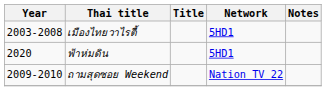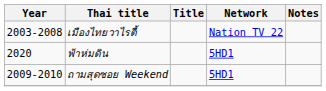(221, 32) 5HD1 -> (246, 32) Nation TV 22
(246, 75) Nation TV 22 -> (221, 75) 5HD1
